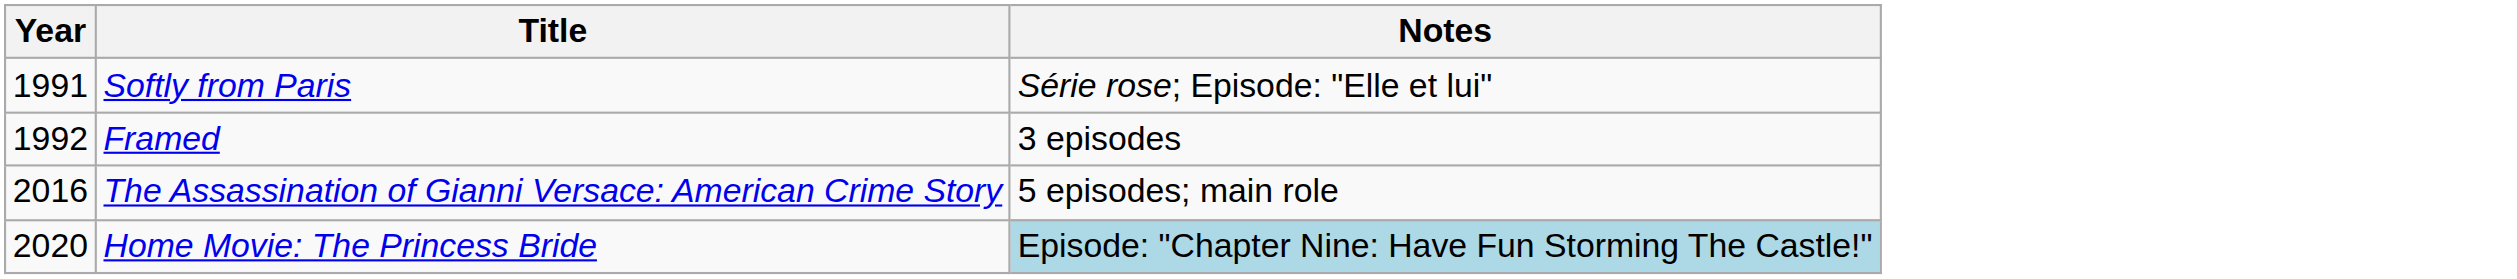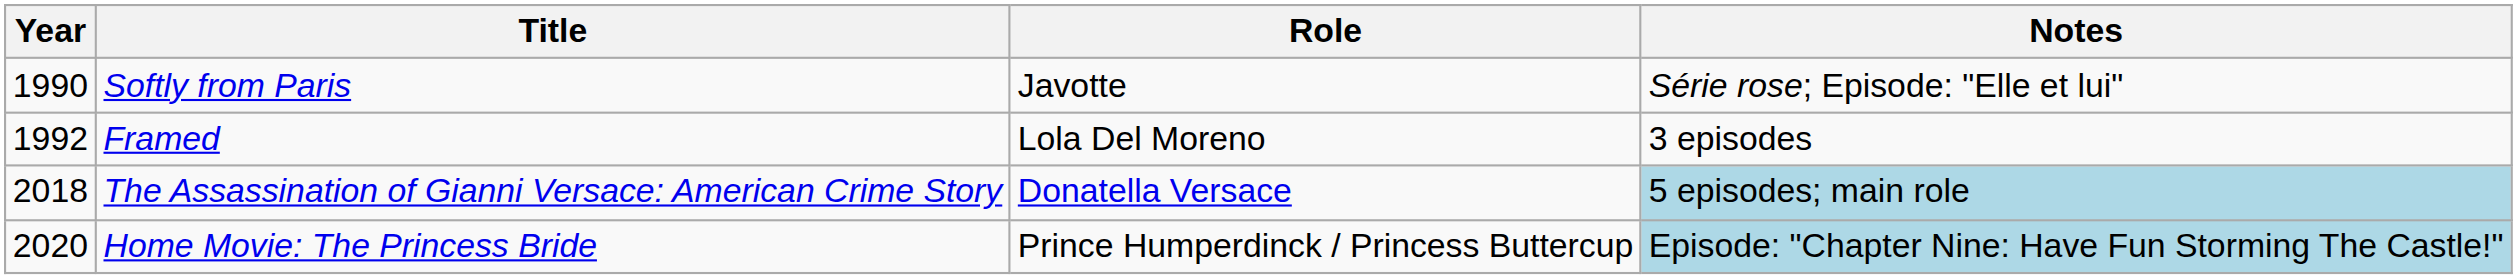+ column: (1326, 31)
(50, 84) 1991 -> (50, 84) 1990
(50, 191) 2016 -> (50, 191) 2018
(1178, 191) no background -> (1809, 191) lightblue background
